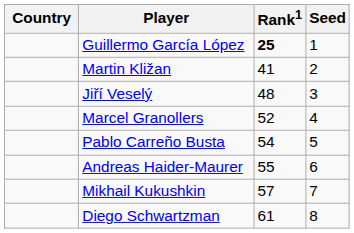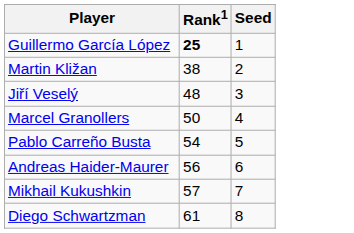- column: (42, 18)
(266, 69) 41 -> (192, 69) 38
(266, 118) 52 -> (192, 118) 50
(266, 166) 55 -> (192, 166) 56
